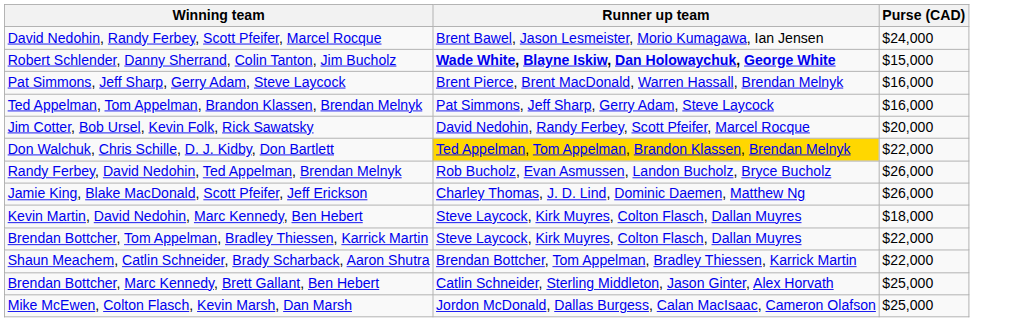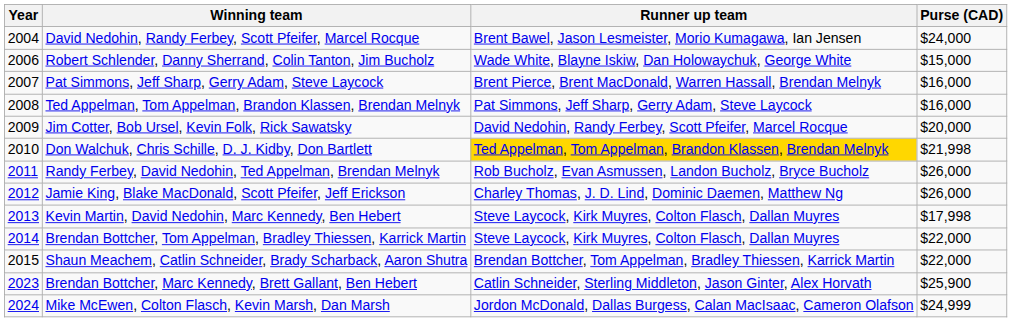+ column: (23, 15)
(636, 60) bold -> (663, 60) normal
(908, 149) $22,000 -> (946, 149) $21,998
(908, 216) $18,000 -> (946, 216) $17,998
(908, 283) $25,000 -> (946, 283) $25,900
(908, 305) $25,000 -> (946, 305) $24,999
